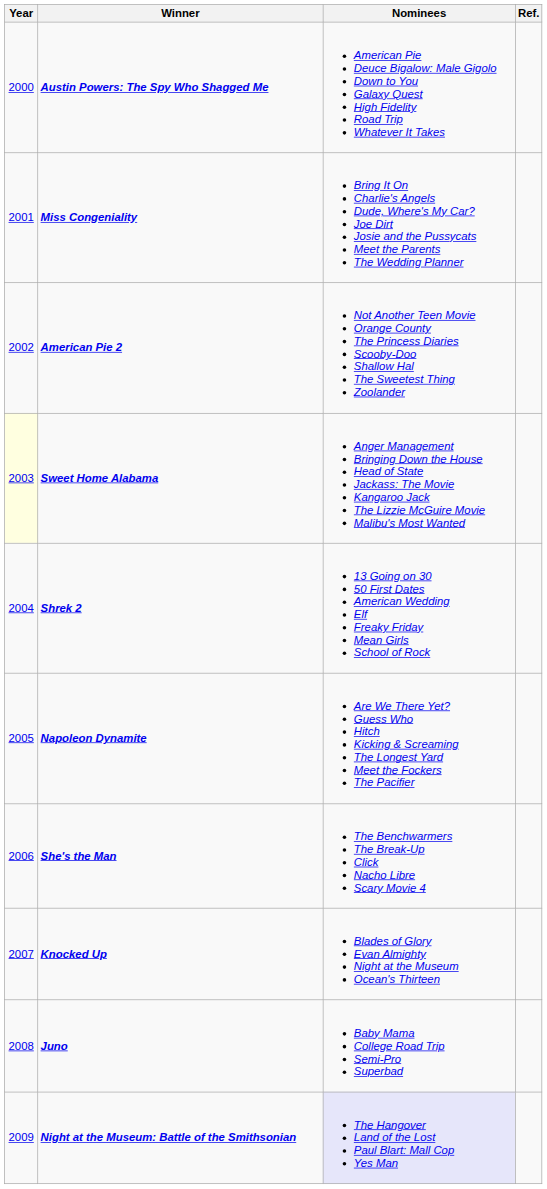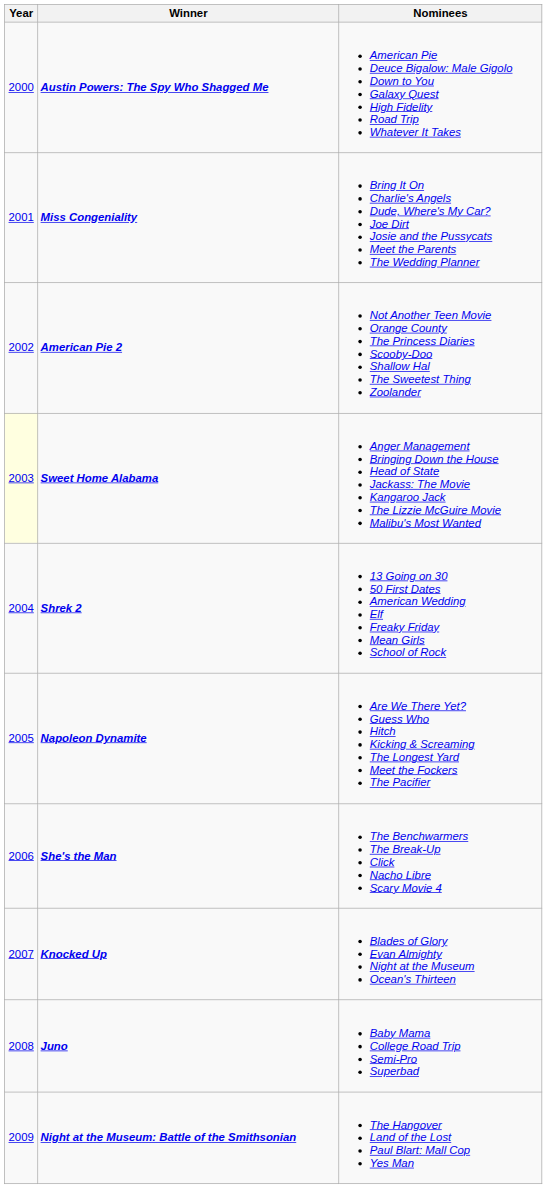- column: (529, 13)
(419, 1144) lavender background -> (440, 1144) no background
